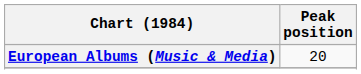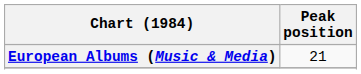(318, 56) 20 -> (318, 56) 21
